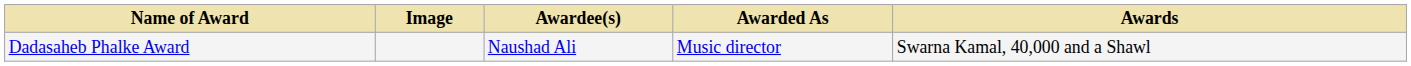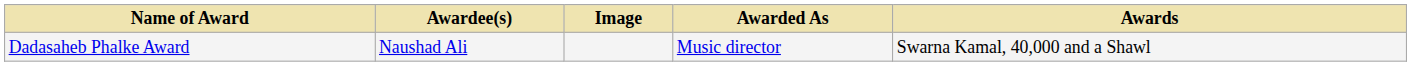columns swapped: (429, 18) <-> (578, 18)
